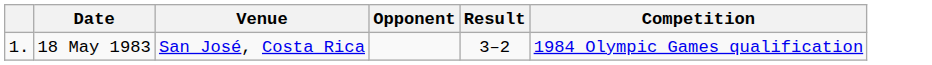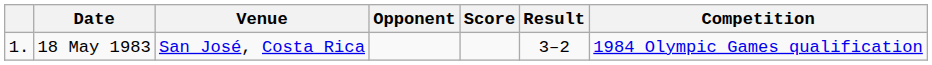+ column: (489, 19)
